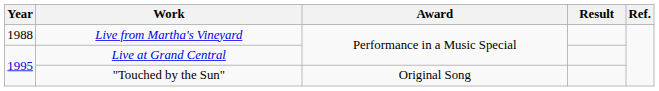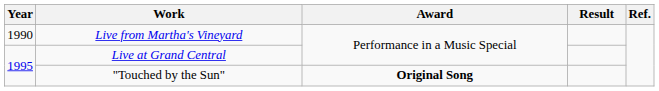(20, 34) 1988 -> (20, 34) 1990
(435, 75) normal -> (435, 75) bold
